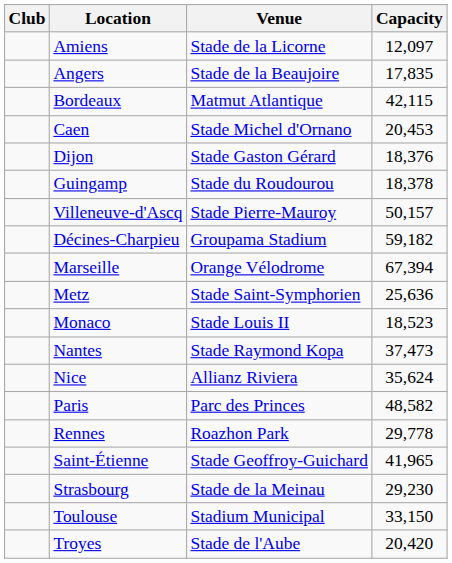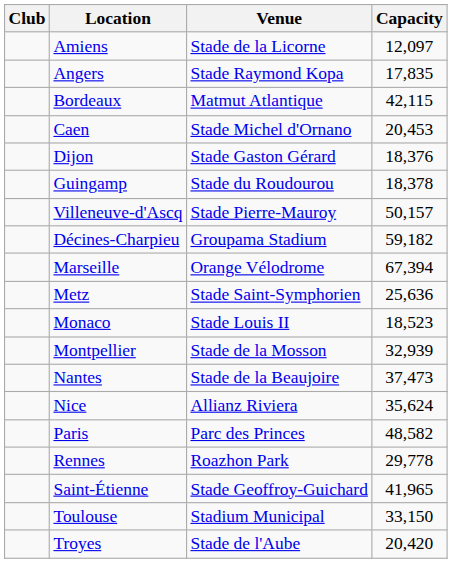(265, 73) Stade de la Beaujoire -> (267, 73) Stade Raymond Kopa
+ row: (95, 350)
(267, 350) Stade Raymond Kopa -> (265, 377) Stade de la Beaujoire
- row: (91, 488)
